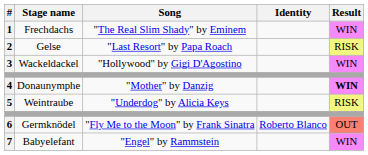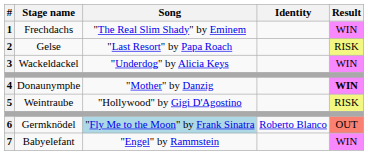(170, 64) "Hollywood" by Gigi D'Agostino -> (170, 64) "Underdog" by Alicia Keys
(170, 102) "Underdog" by Alicia Keys -> (170, 102) "Hollywood" by Gigi D'Agostino
(170, 124) no background -> (170, 124) lightblue background
